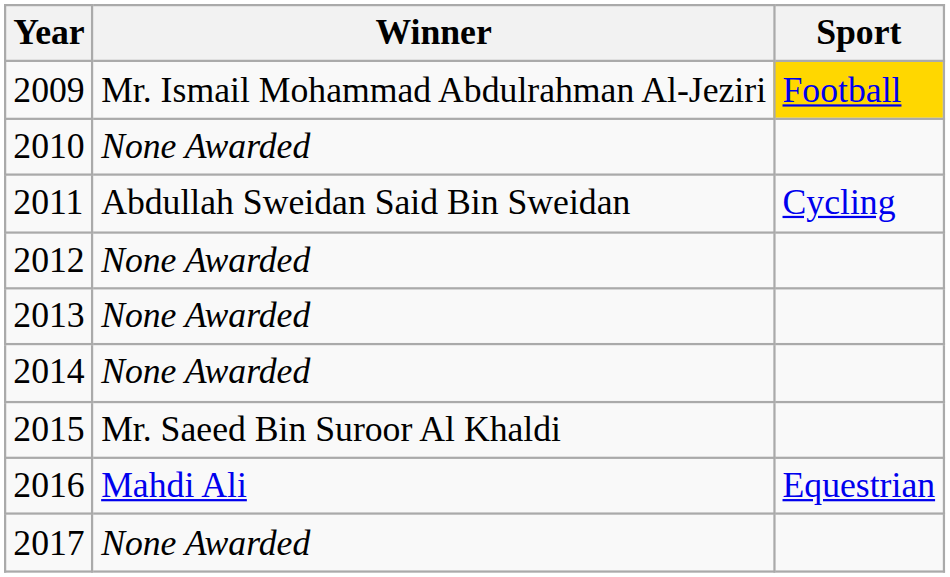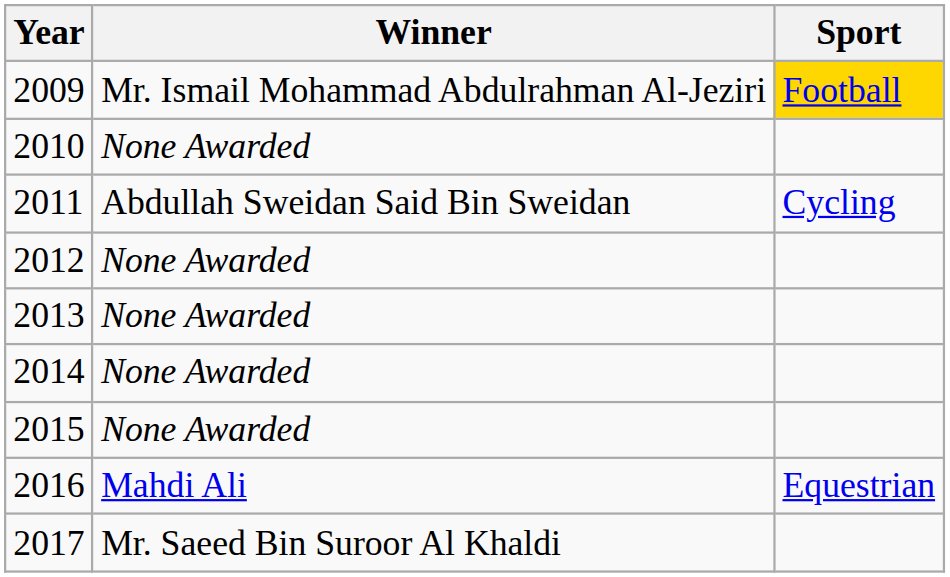(331, 428) Mr. Saeed Bin Suroor Al Khaldi -> (206, 428) None Awarded
(206, 542) None Awarded -> (331, 542) Mr. Saeed Bin Suroor Al Khaldi
